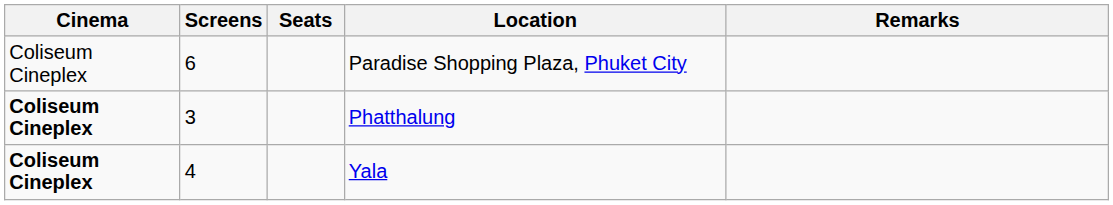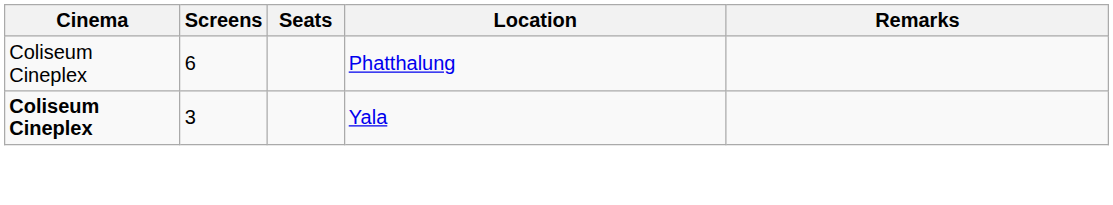- row: (518, 63)
(54, 117) bold -> (51, 63) normal
(190, 117) 3 -> (190, 63) 6
(190, 171) 4 -> (190, 117) 3
